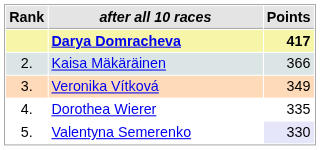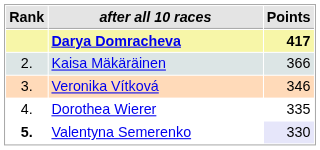(298, 87) 349 -> (298, 87) 346
(27, 132) normal -> (27, 132) bold
